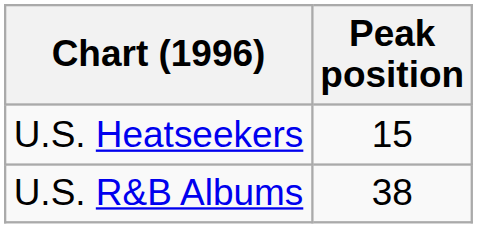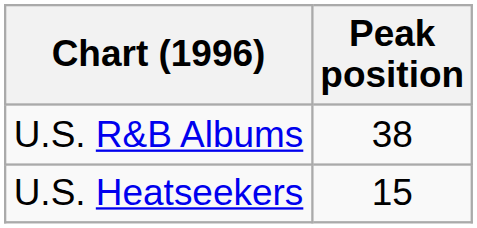rows swapped: (158, 134) <-> (158, 192)
